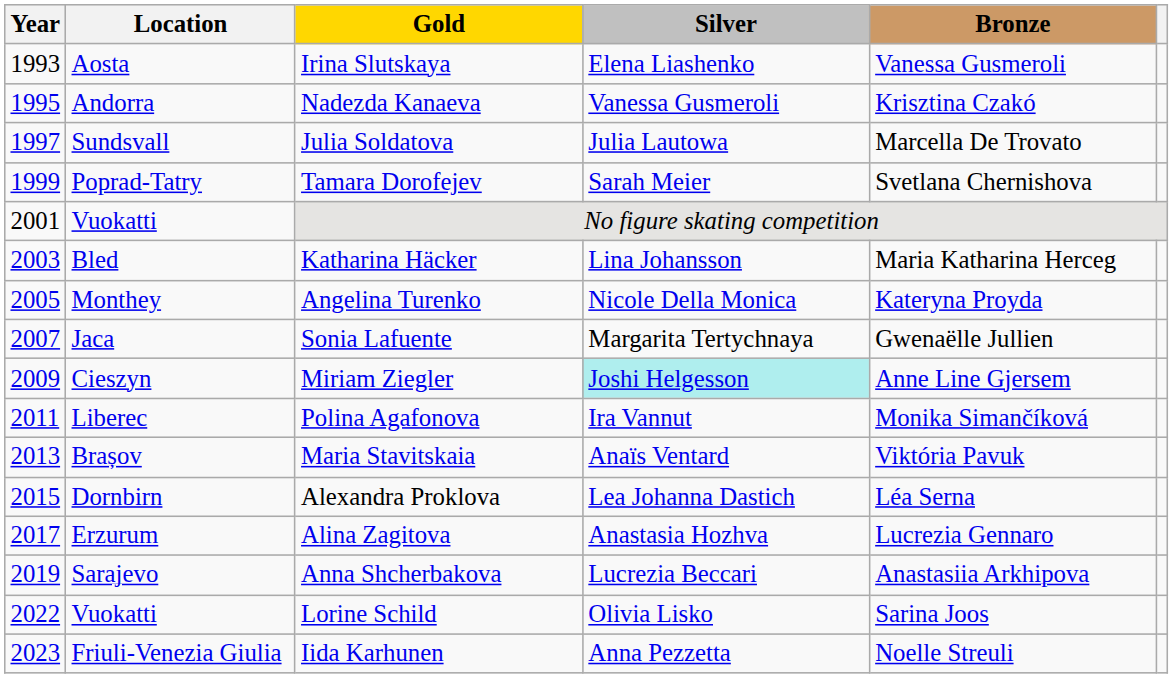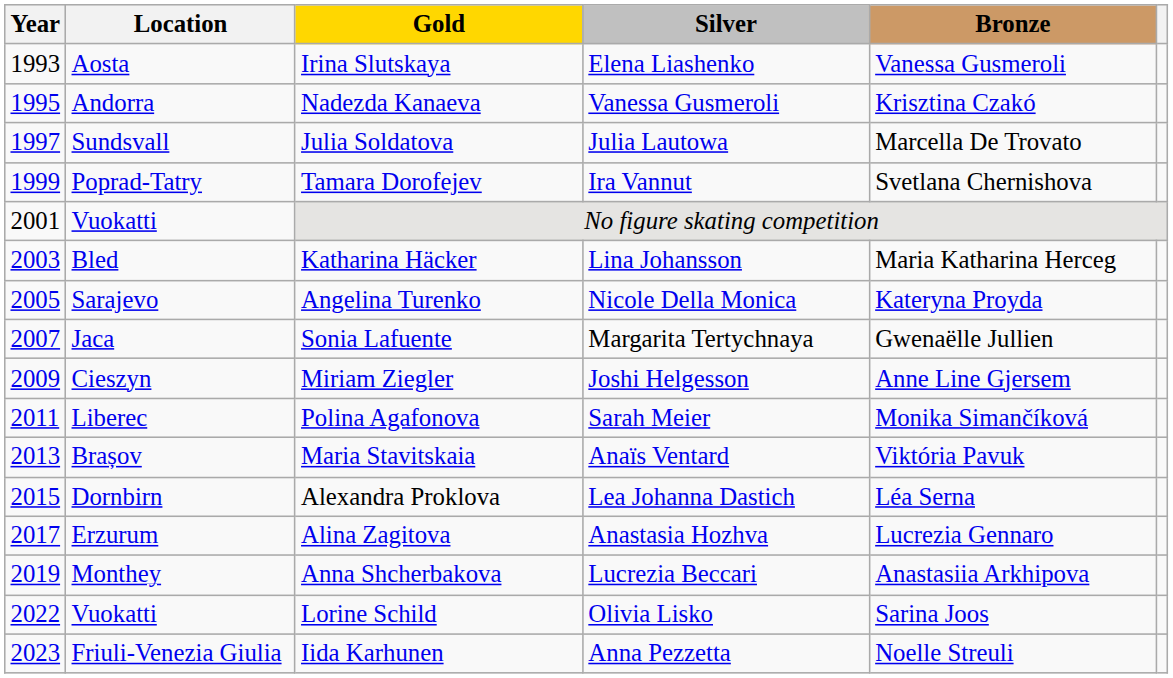(649, 181) Sarah Meier -> (640, 181) Ira Vannut
(116, 299) Monthey -> (115, 299) Sarajevo
(669, 378) paleturquoise background -> (669, 378) no background
(640, 417) Ira Vannut -> (649, 417) Sarah Meier
(115, 574) Sarajevo -> (116, 574) Monthey
